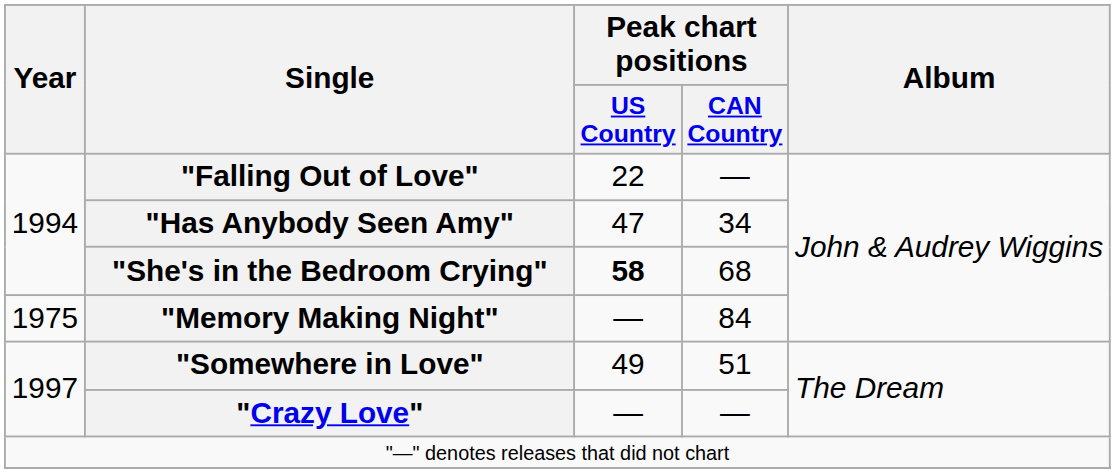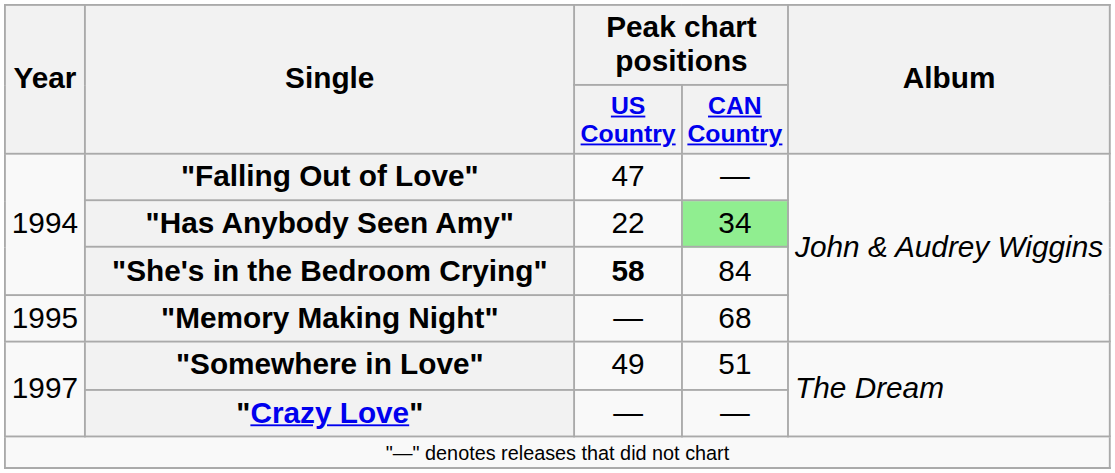(628, 176) 22 -> (628, 176) 47
(628, 223) 47 -> (628, 223) 22
(735, 223) no background -> (735, 223) lightgreen background
(735, 270) 68 -> (735, 270) 84
(45, 317) 1975 -> (45, 317) 1995
(735, 317) 84 -> (735, 317) 68
